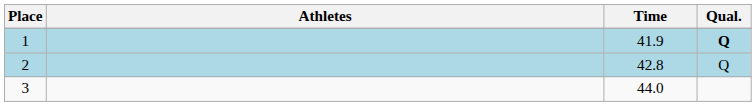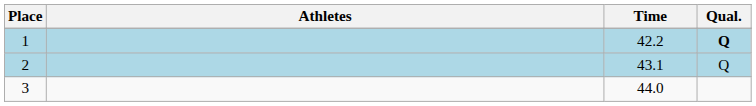(650, 40) 41.9 -> (650, 40) 42.2
(650, 64) 42.8 -> (650, 64) 43.1
